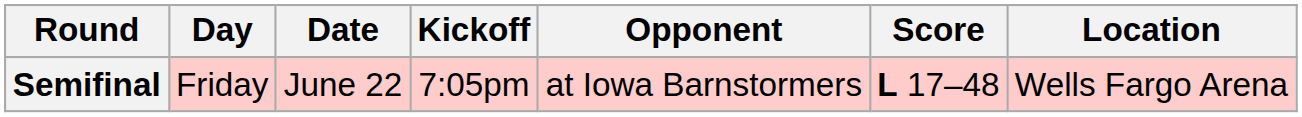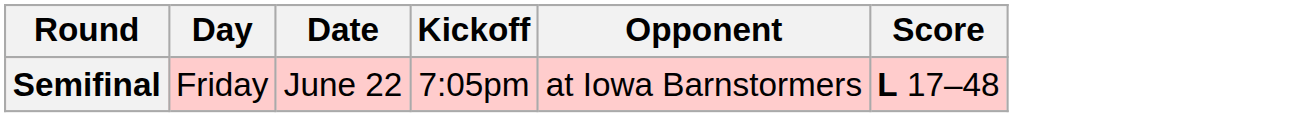- column: (1151, 30)
